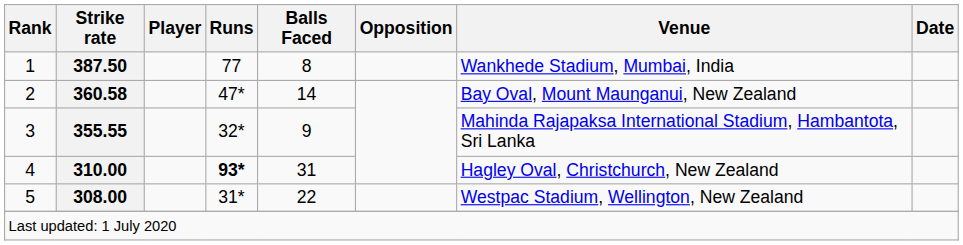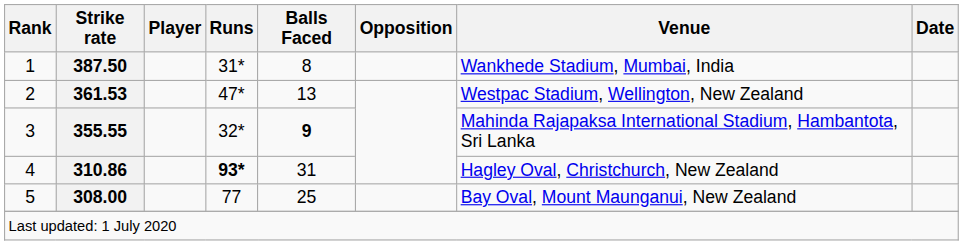(231, 66) 77 -> (231, 66) 31*
(100, 94) 360.58 -> (100, 94) 361.53
(307, 94) 14 -> (307, 94) 13
(628, 94) Bay Oval, Mount Maunganui, New Zealand -> (632, 94) Westpac Stadium, Wellington, New Zealand
(307, 131) normal -> (307, 131) bold
(100, 169) 310.00 -> (100, 169) 310.86
(231, 197) 31* -> (231, 197) 77
(307, 197) 22 -> (307, 197) 25
(632, 197) Westpac Stadium, Wellington, New Zealand -> (628, 197) Bay Oval, Mount Maunganui, New Zealand
